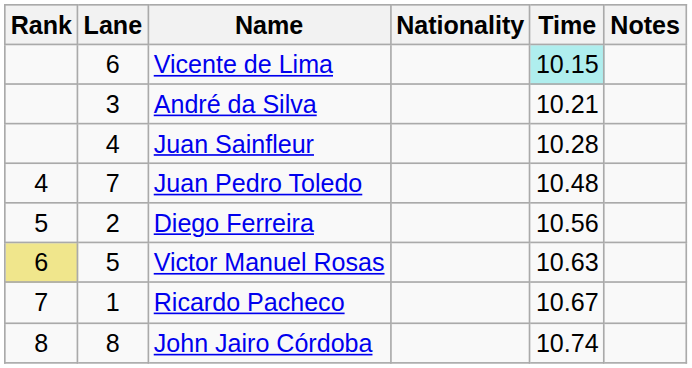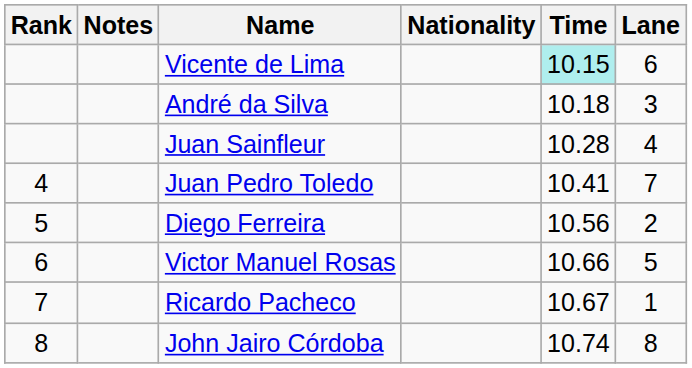columns swapped: (113, 25) <-> (645, 25)
(567, 104) 10.21 -> (578, 104) 10.18
(567, 184) 10.48 -> (578, 184) 10.41
(41, 263) khaki background -> (41, 263) no background
(567, 263) 10.63 -> (578, 263) 10.66
